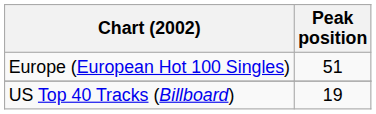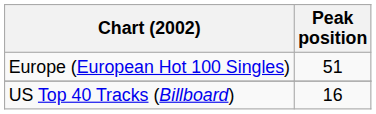(333, 94) 19 -> (333, 94) 16
